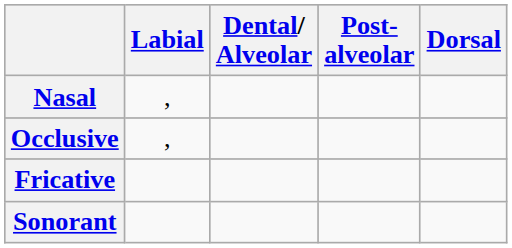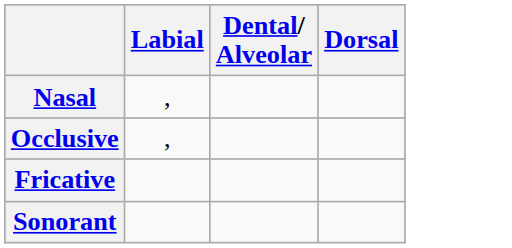- column: (369, 40)
